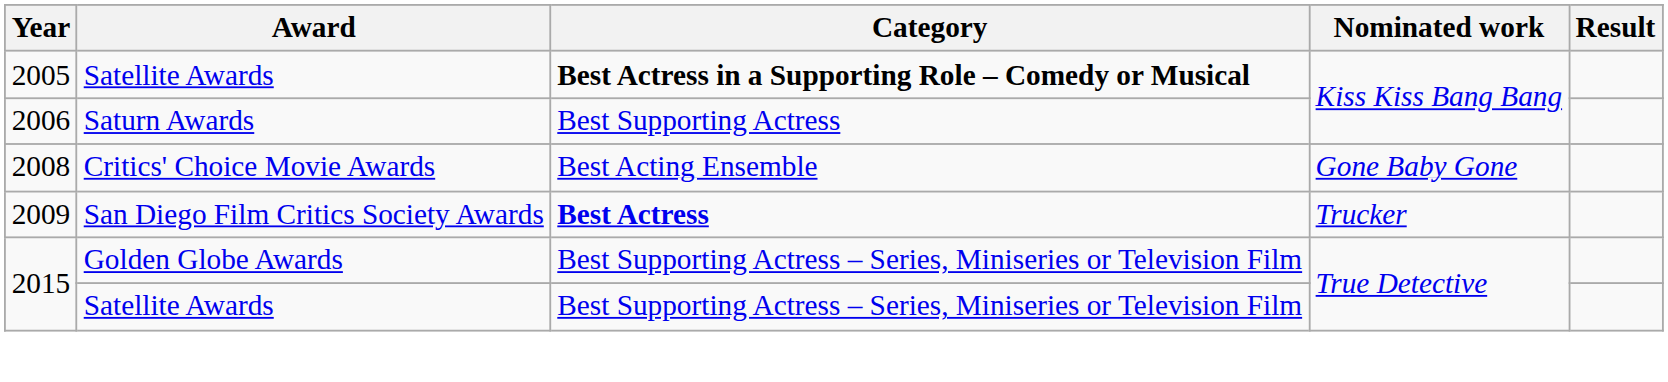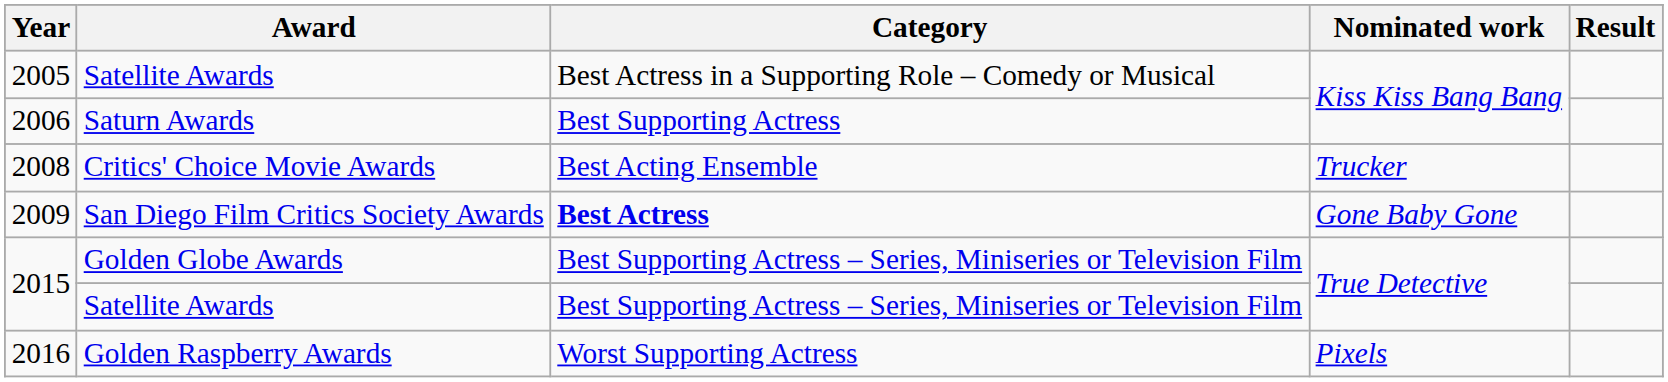(904, 74) bold -> (886, 74) normal
(1416, 167) Gone Baby Gone -> (1361, 167) Trucker
(1361, 213) Trucker -> (1416, 213) Gone Baby Gone
+ row: (41, 352)
